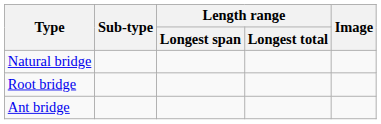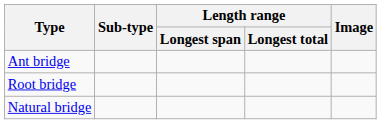rows swapped: (39, 107) <-> (50, 61)
